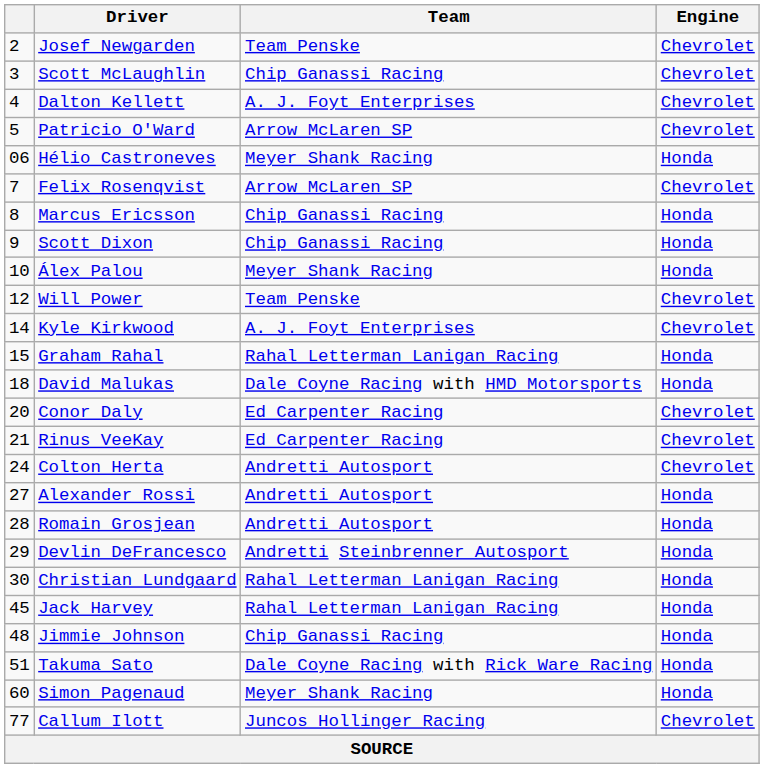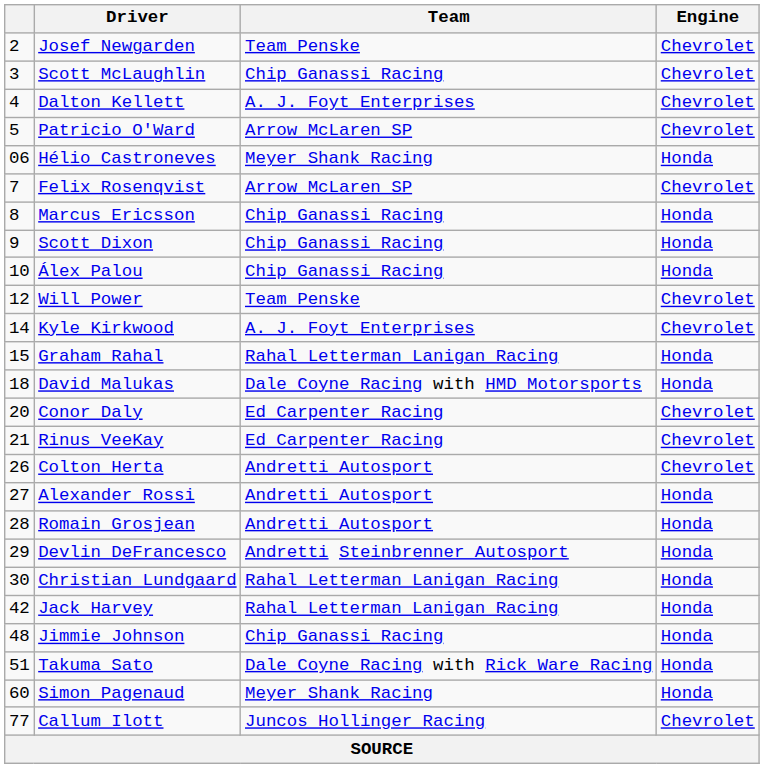(339, 272) Meyer Shank Racing -> (344, 272) Chip Ganassi Racing
(19, 469) 24 -> (19, 469) 26
(19, 609) 45 -> (19, 609) 42
